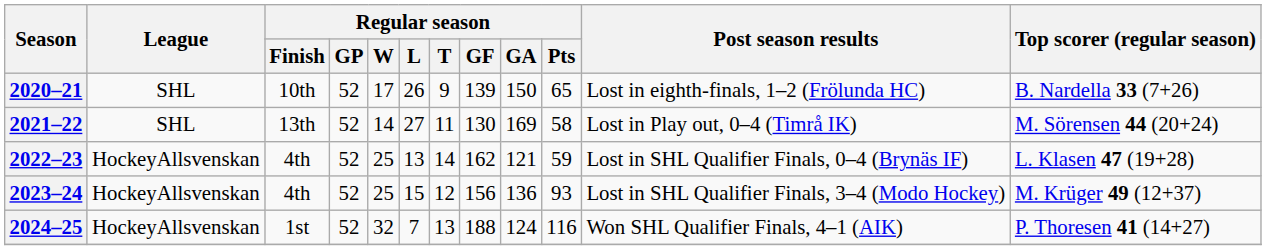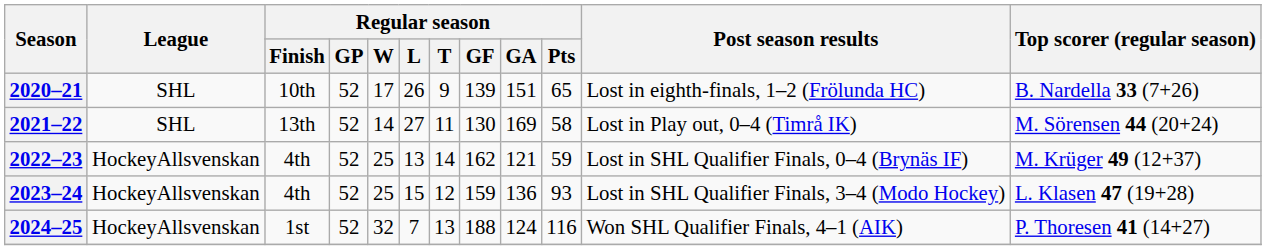(521, 90) 150 -> (521, 90) 151
(1105, 159) L. Klasen 47 (19+28) -> (1108, 159) M. Krüger 49 (12+37)
(480, 193) 156 -> (480, 193) 159
(1108, 193) M. Krüger 49 (12+37) -> (1105, 193) L. Klasen 47 (19+28)
